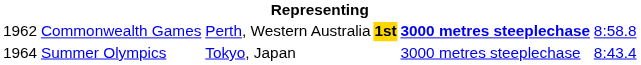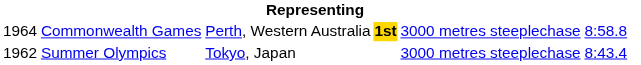(20, 31) 1962 -> (20, 31) 1964
(495, 31) bold -> (491, 31) normal
(20, 52) 1964 -> (20, 52) 1962
